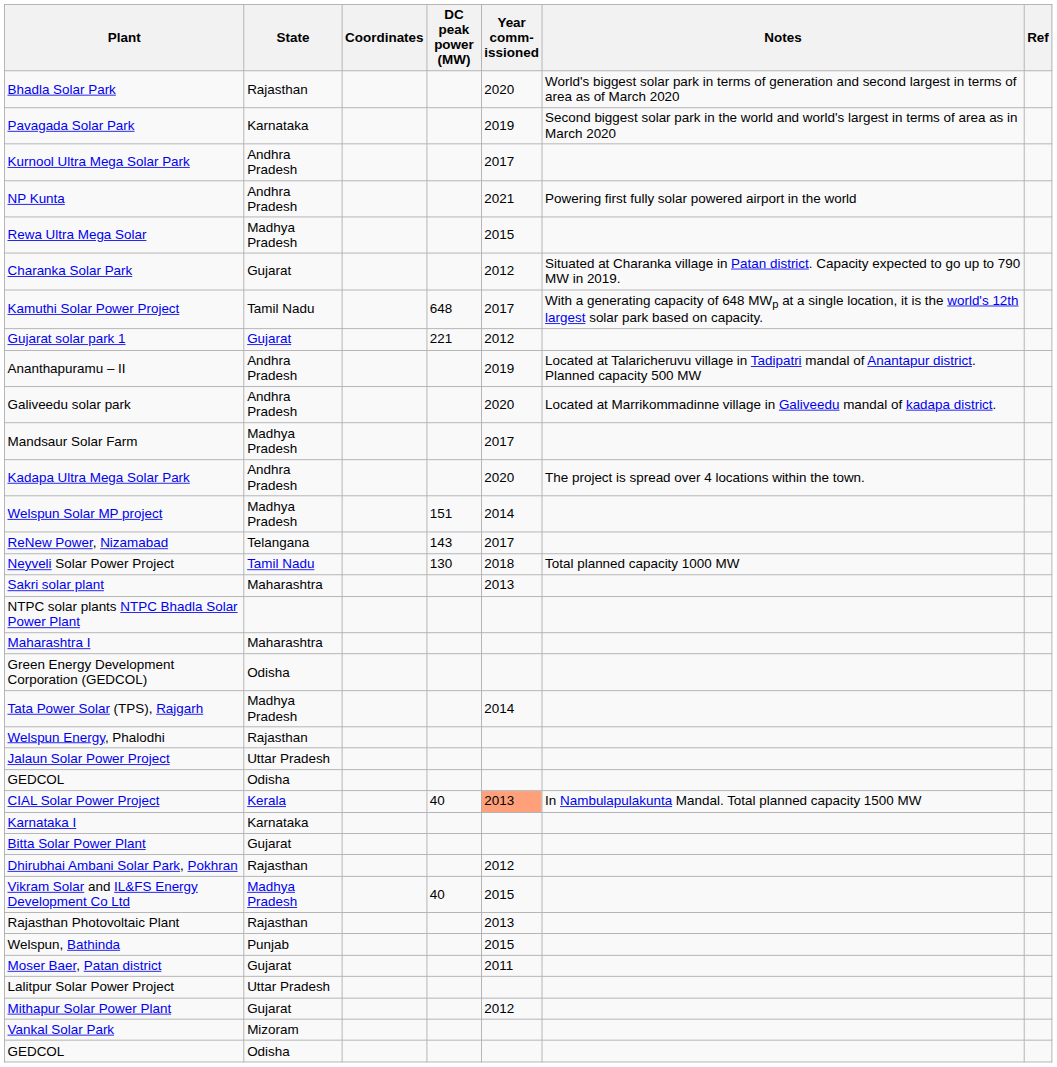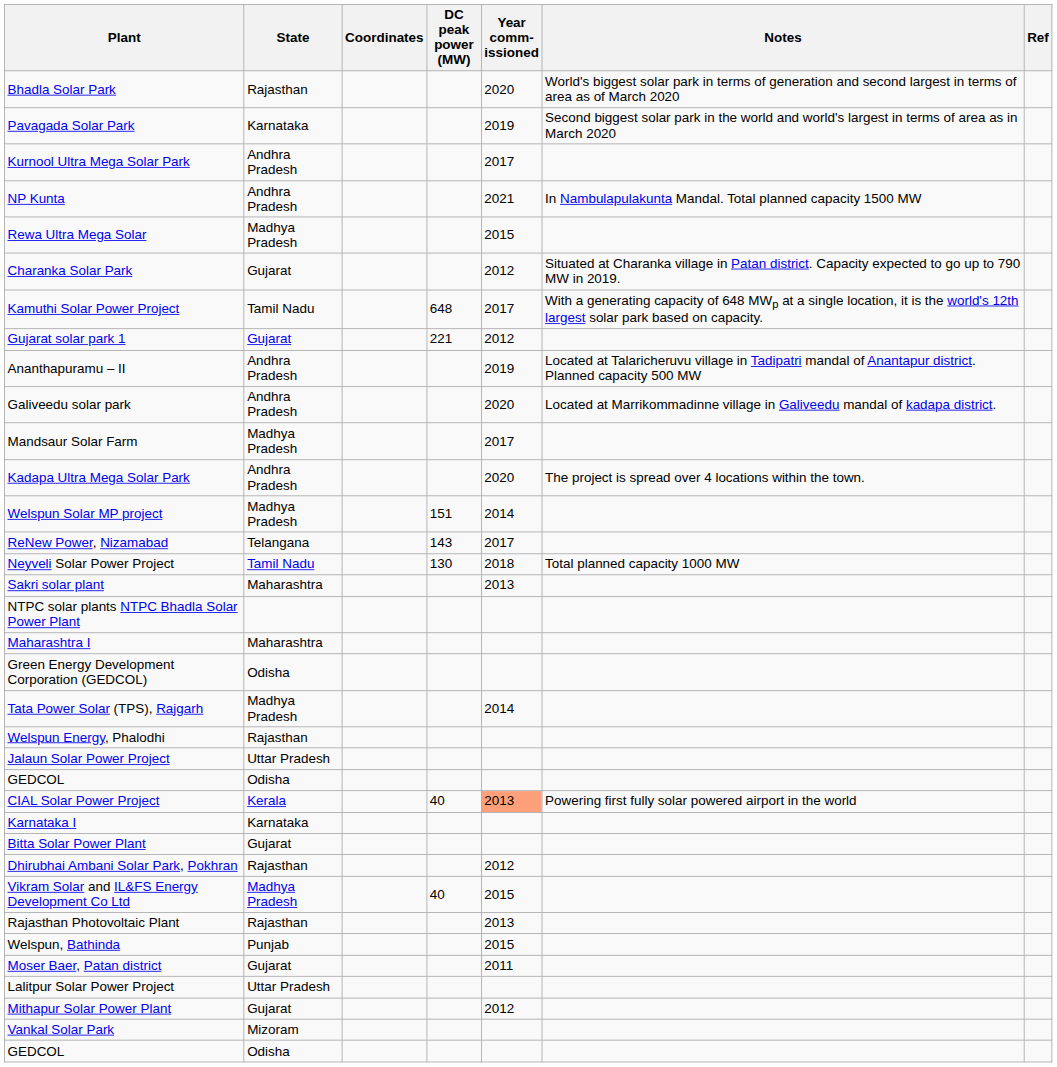(705, 198) Powering first fully solar powered airport in the world -> (733, 198) In Nambulapulakunta Mandal. Total planned capacity 1500 MW
(733, 801) In Nambulapulakunta Mandal. Total planned capacity 1500 MW -> (705, 801) Powering first fully solar powered airport in the world
